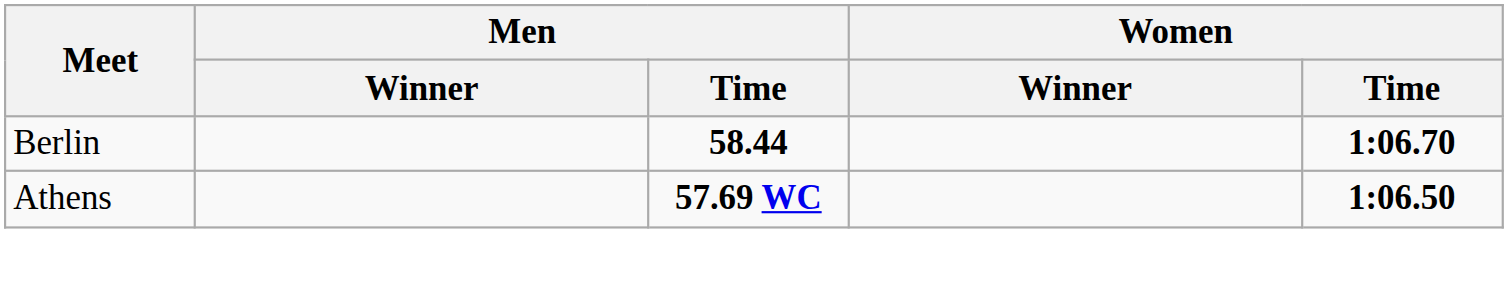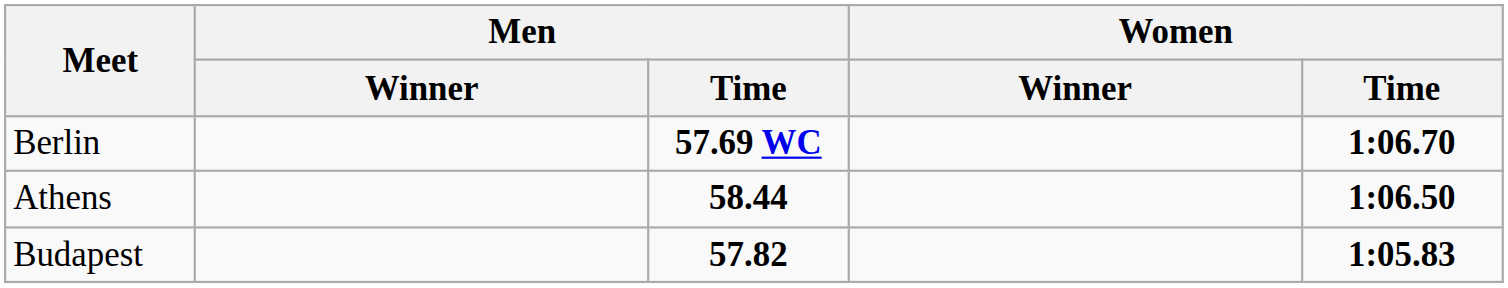(748, 142) 58.44 -> (748, 142) 57.69 WC
(748, 198) 57.69 WC -> (748, 198) 58.44
+ row: (78, 253)
